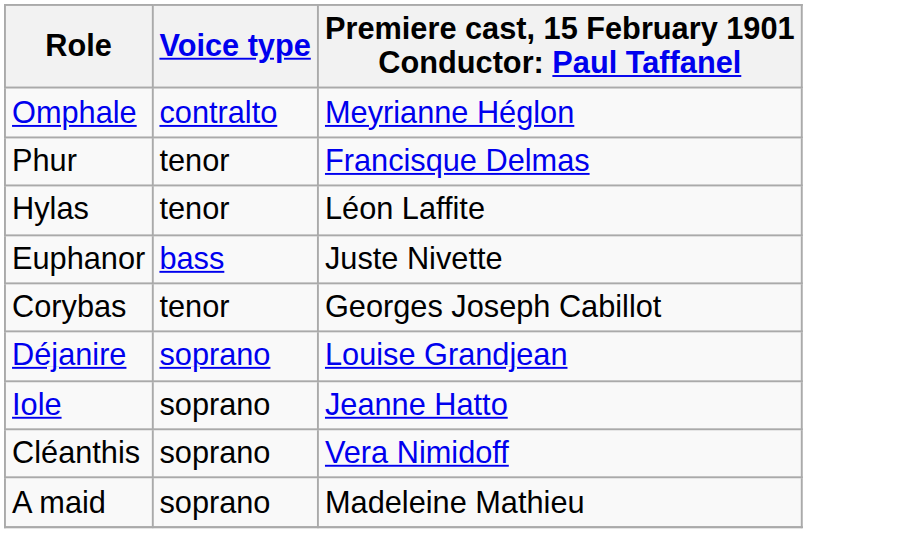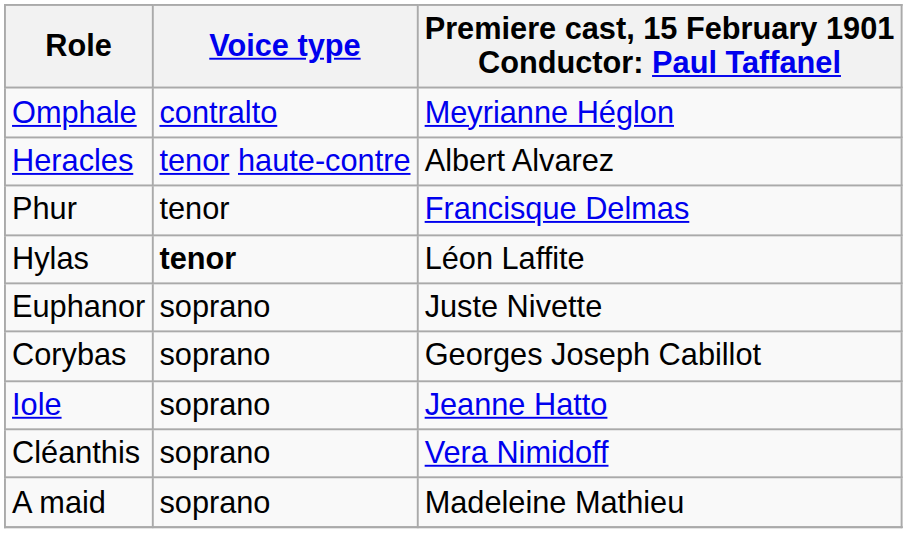+ row: (73, 160)
(194, 209) normal -> (198, 258) bold
(192, 258) bass -> (215, 307) soprano
(194, 307) tenor -> (215, 355) soprano
- row: (69, 355)
